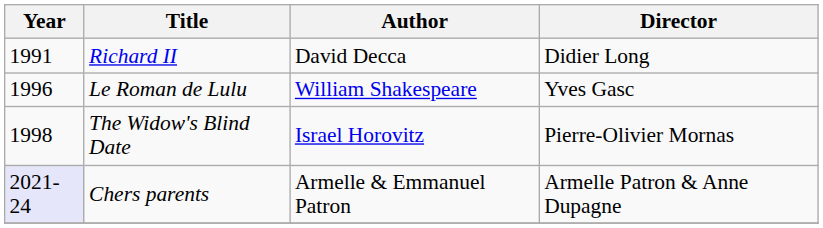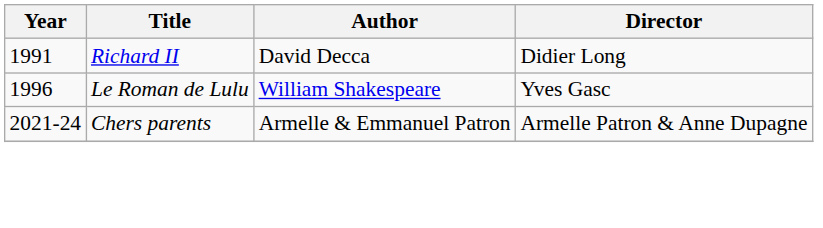- row: (169, 135)
(35, 193) lavender background -> (45, 123) no background
